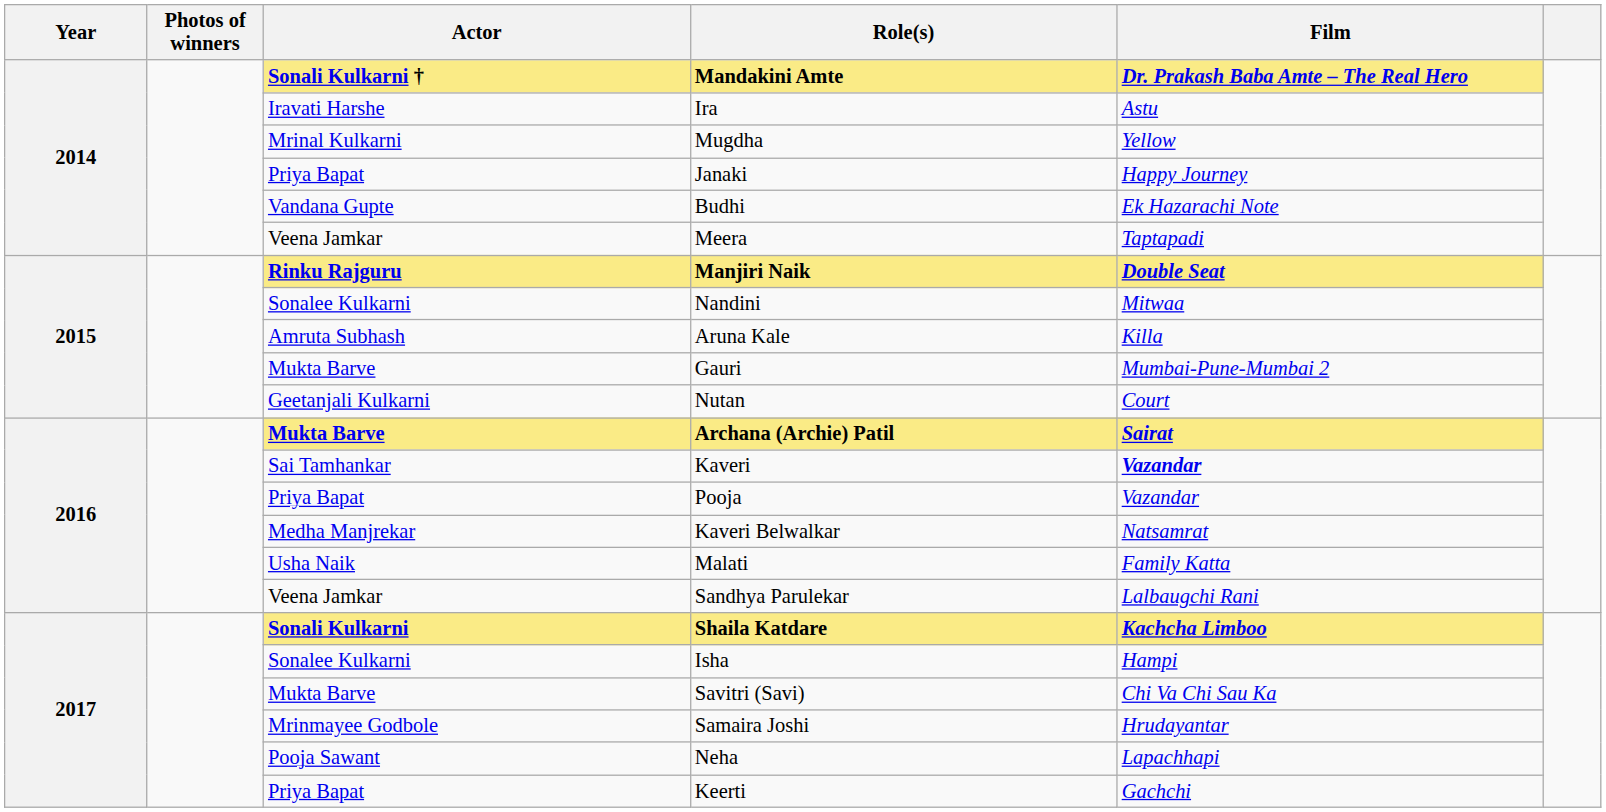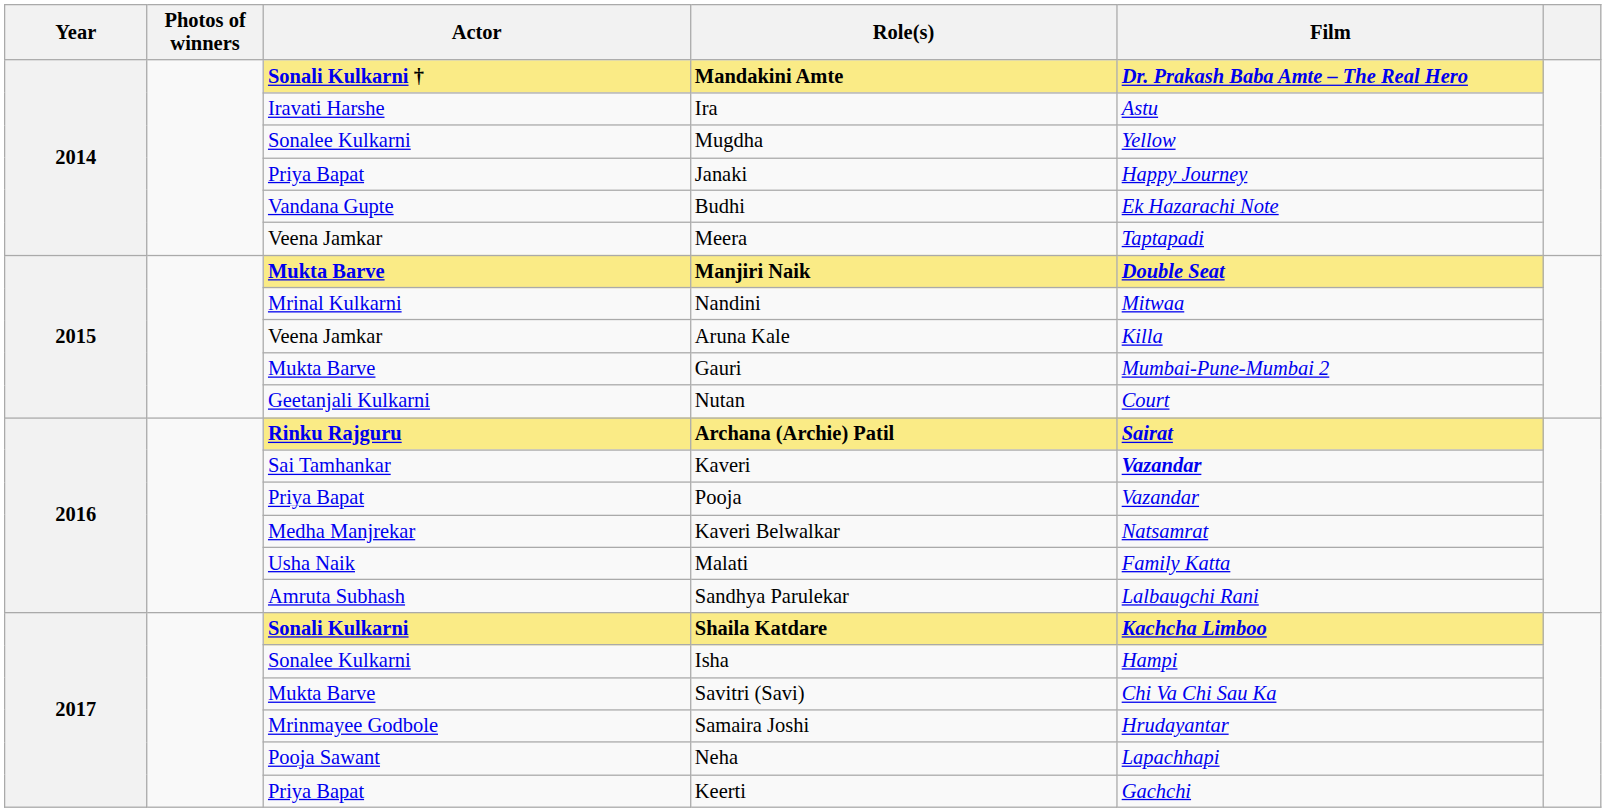(335, 141) Mrinal Kulkarni -> (339, 141) Sonalee Kulkarni
(335, 271) Rinku Rajguru -> (326, 271) Mukta Barve
(339, 303) Sonalee Kulkarni -> (335, 303) Mrinal Kulkarni
(337, 336) Amruta Subhash -> (325, 336) Veena Jamkar
(326, 433) Mukta Barve -> (335, 433) Rinku Rajguru
(325, 595) Veena Jamkar -> (337, 595) Amruta Subhash
